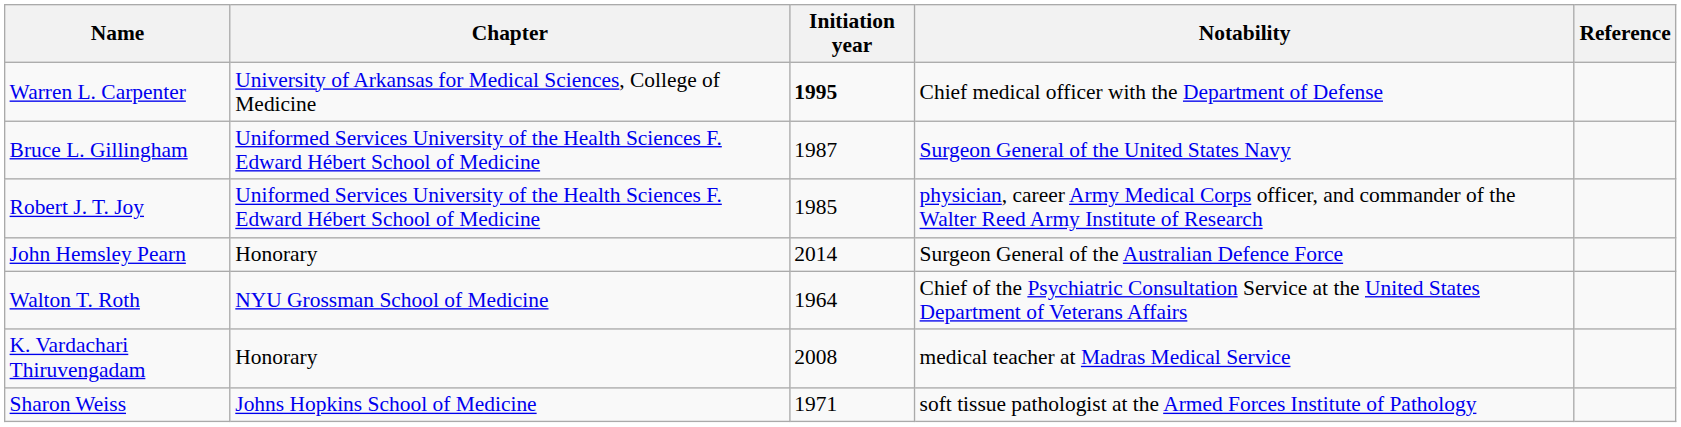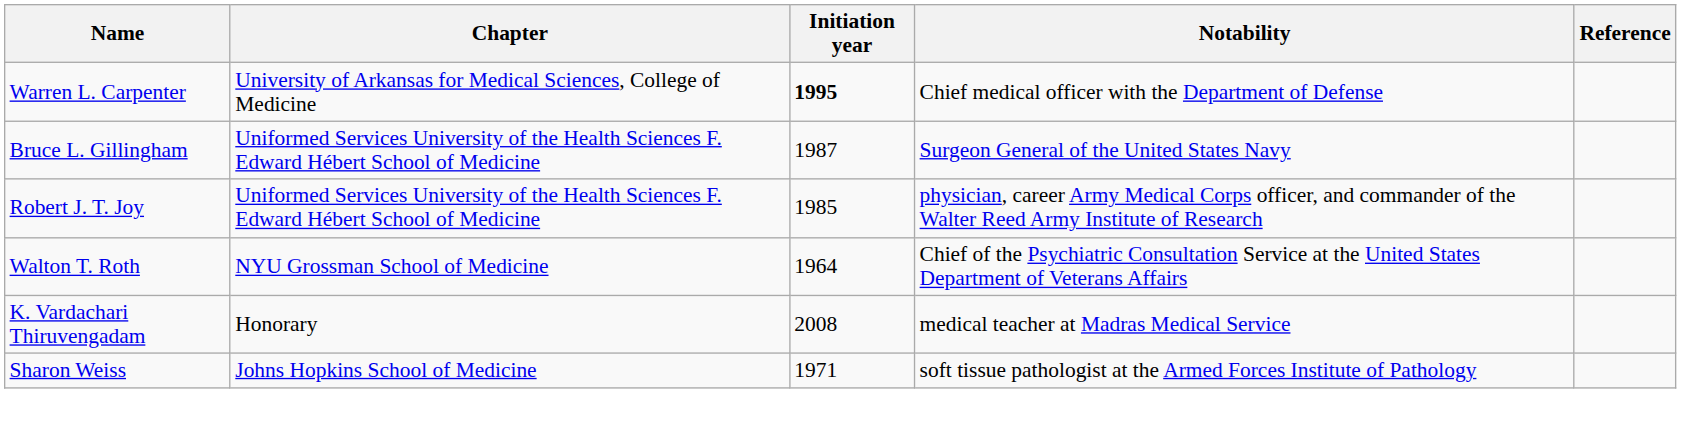- row: (98, 253)
